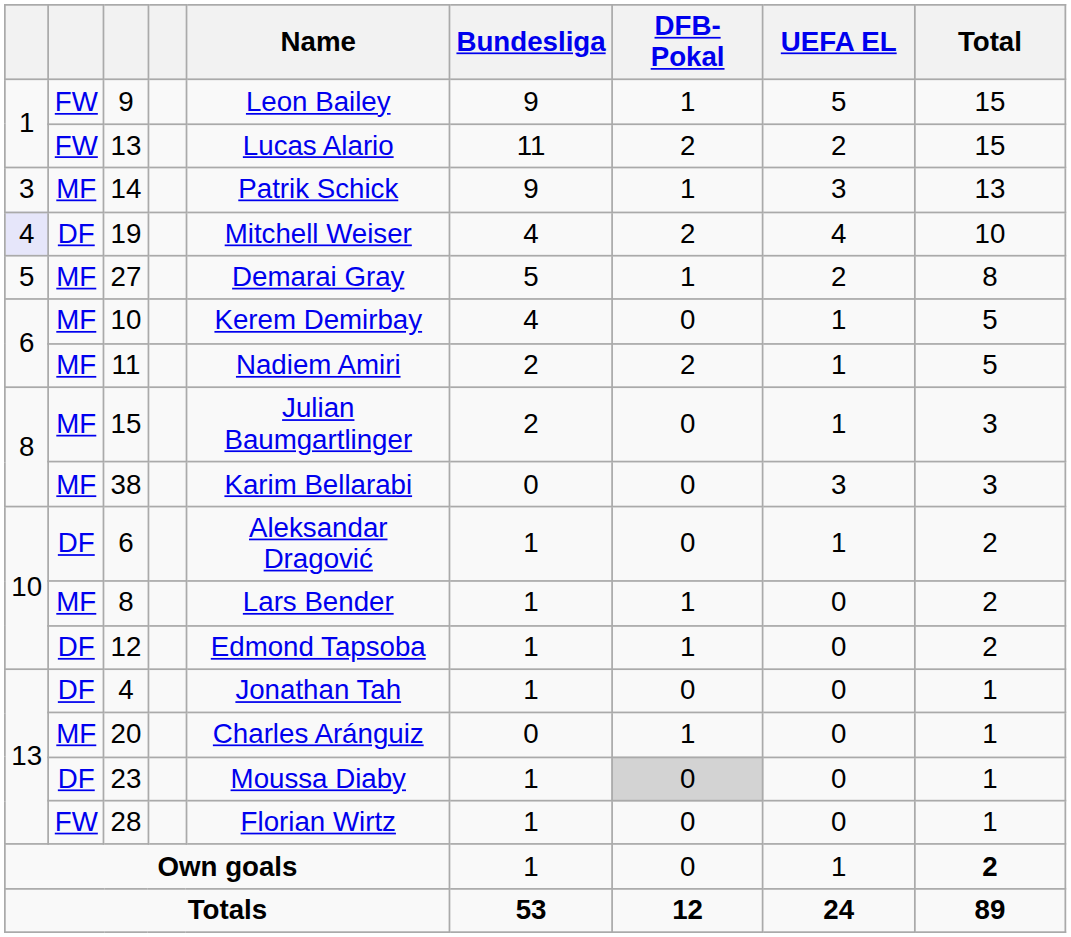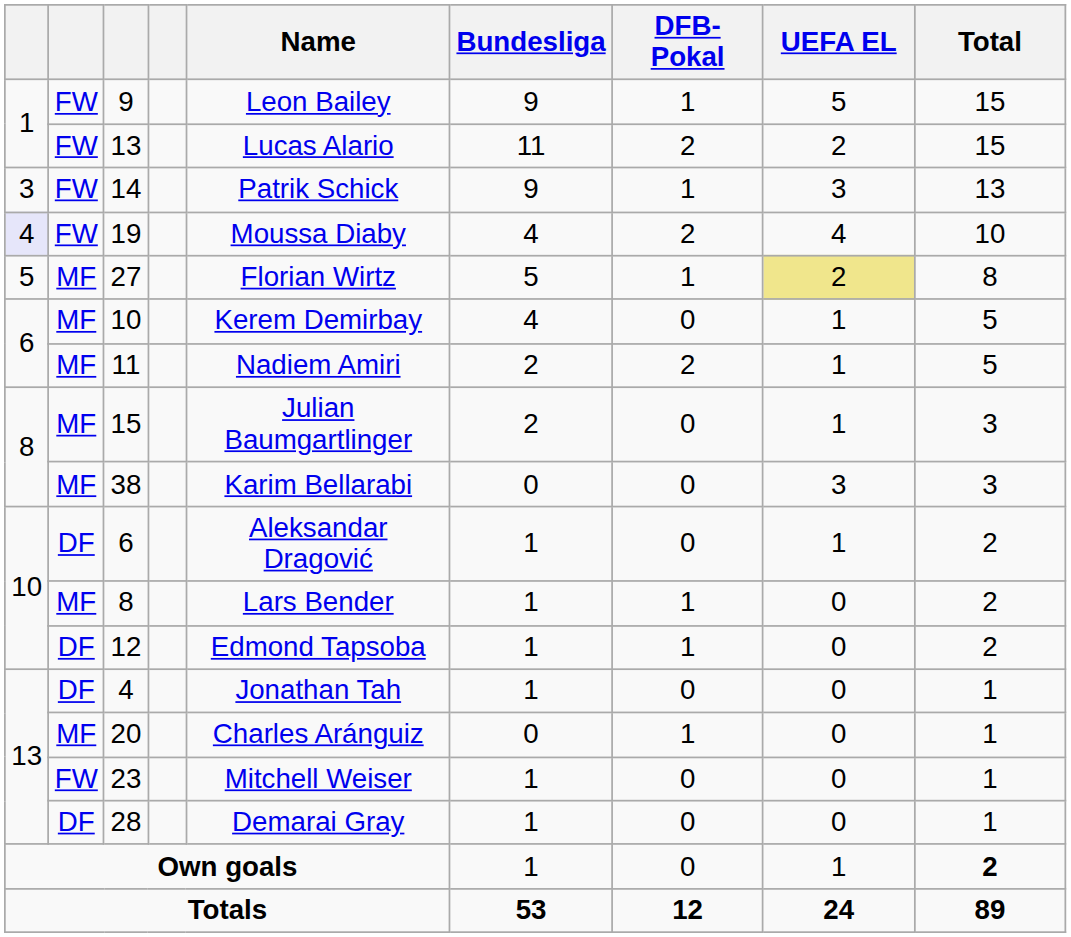(76, 189) MF -> (76, 189) FW
(76, 233) DF -> (76, 233) FW
(318, 233) Mitchell Weiser -> (318, 233) Moussa Diaby
(318, 277) Demarai Gray -> (318, 277) Florian Wirtz
(839, 277) no background -> (839, 277) khaki background
(76, 778) DF -> (76, 778) FW
(318, 778) Moussa Diaby -> (318, 778) Mitchell Weiser
(688, 778) lightgrey background -> (688, 778) no background
(76, 822) FW -> (76, 822) DF
(318, 822) Florian Wirtz -> (318, 822) Demarai Gray
